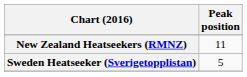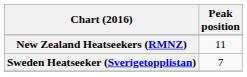(221, 62) 5 -> (221, 62) 7
